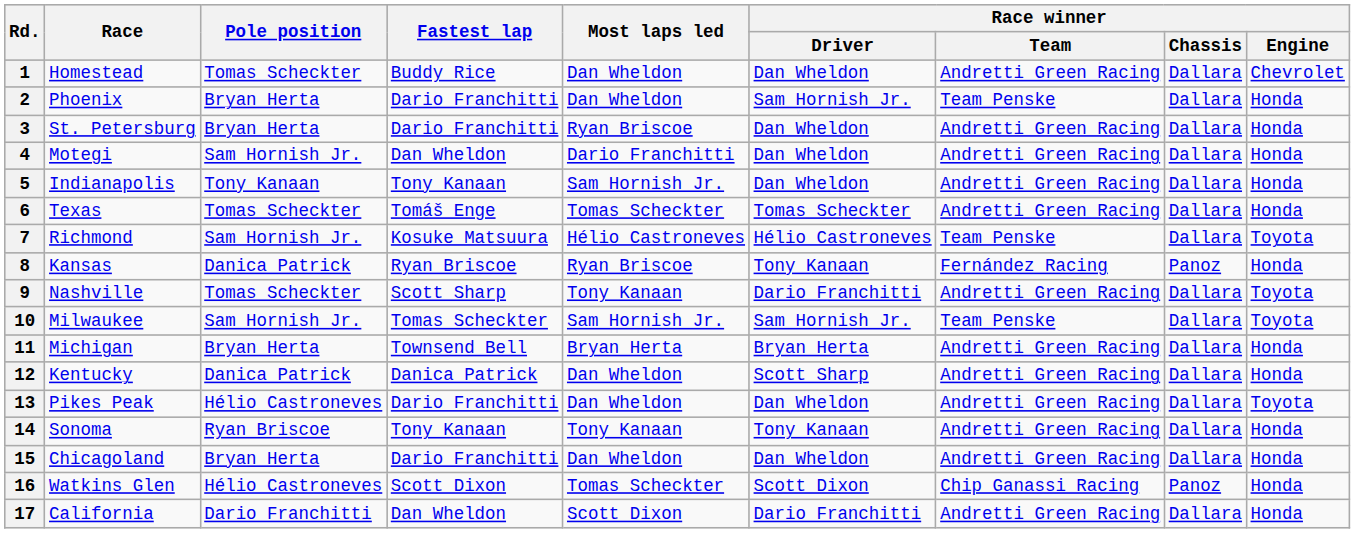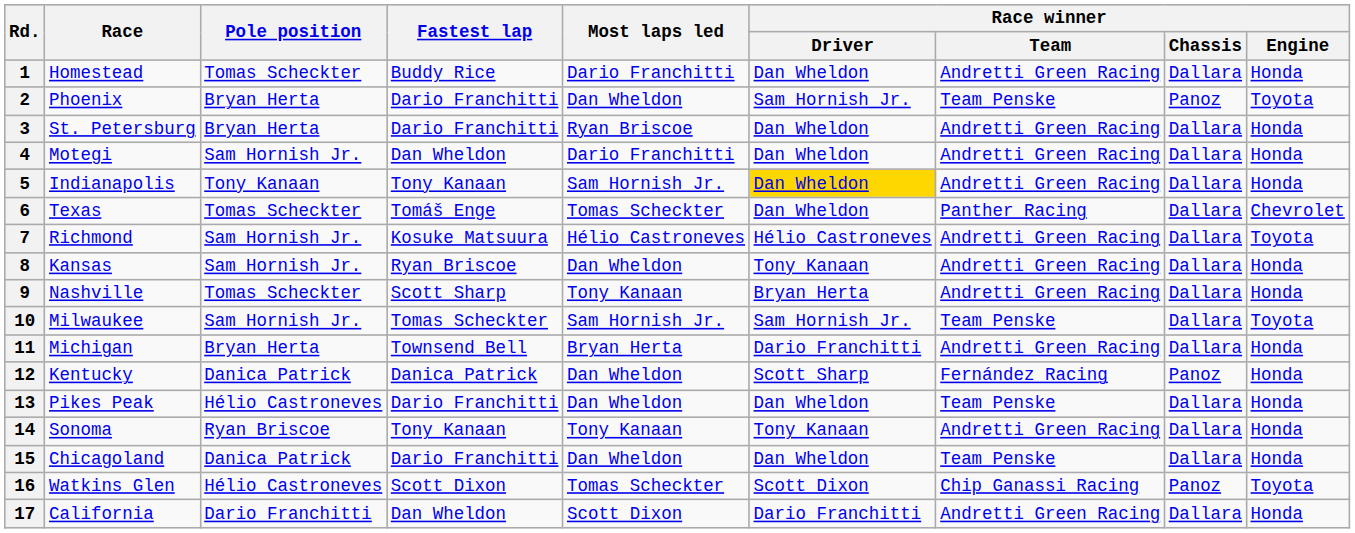(625, 74) Dan Wheldon -> (651, 74) Dario Franchitti
(1298, 74) Chevrolet -> (1277, 74) Honda
(1205, 101) Dallara -> (1195, 101) Panoz
(1277, 101) Honda -> (1282, 101) Toyota
(811, 184) no background -> (811, 184) gold background
(832, 211) Tomas Scheckter -> (811, 211) Dan Wheldon
(1050, 211) Andretti Green Racing -> (1014, 211) Panther Racing
(1277, 211) Honda -> (1298, 211) Chevrolet
(998, 239) Team Penske -> (1050, 239) Andretti Green Racing
(278, 266) Danica Patrick -> (283, 266) Sam Hornish Jr.
(630, 266) Ryan Briscoe -> (625, 266) Dan Wheldon
(1024, 266) Fernández Racing -> (1050, 266) Andretti Green Racing
(1195, 266) Panoz -> (1205, 266) Dallara
(837, 294) Dario Franchitti -> (811, 294) Bryan Herta
(1282, 294) Toyota -> (1277, 294) Honda
(811, 349) Bryan Herta -> (837, 349) Dario Franchitti
(1050, 376) Andretti Green Racing -> (1024, 376) Fernández Racing
(1205, 376) Dallara -> (1195, 376) Panoz
(1050, 404) Andretti Green Racing -> (998, 404) Team Penske
(1282, 404) Toyota -> (1277, 404) Honda
(262, 459) Bryan Herta -> (278, 459) Danica Patrick
(1050, 459) Andretti Green Racing -> (998, 459) Team Penske
(1277, 486) Honda -> (1282, 486) Toyota
